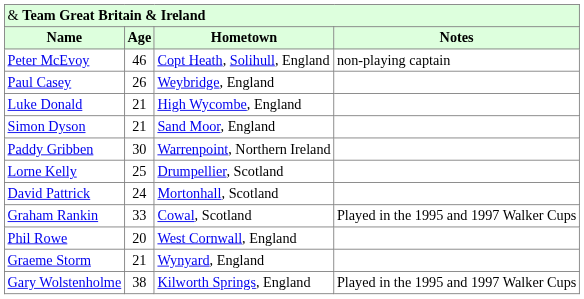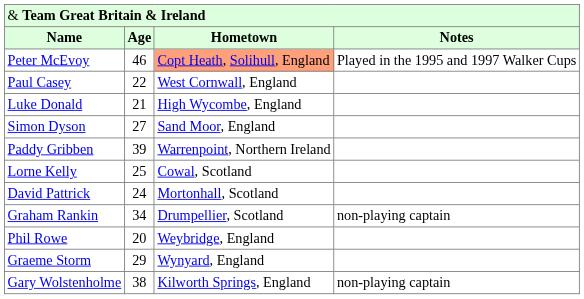(243, 60) no background -> (243, 60) lightsalmon background
(394, 60) non-playing captain -> (457, 60) Played in the 1995 and 1997 Walker Cups
(139, 82) 26 -> (139, 82) 22
(216, 82) Weybridge, England -> (227, 82) West Cornwall, England
(139, 126) 21 -> (139, 126) 27
(139, 149) 30 -> (139, 149) 39
(220, 171) Drumpellier, Scotland -> (205, 171) Cowal, Scotland
(139, 215) 33 -> (139, 215) 34
(205, 215) Cowal, Scotland -> (220, 215) Drumpellier, Scotland
(457, 215) Played in the 1995 and 1997 Walker Cups -> (394, 215) non-playing captain
(227, 238) West Cornwall, England -> (216, 238) Weybridge, England
(139, 260) 21 -> (139, 260) 29
(457, 282) Played in the 1995 and 1997 Walker Cups -> (394, 282) non-playing captain
